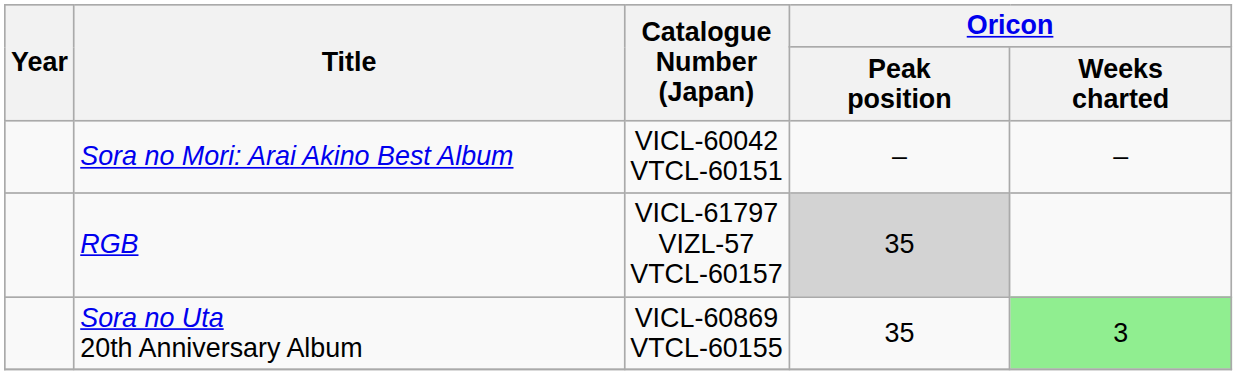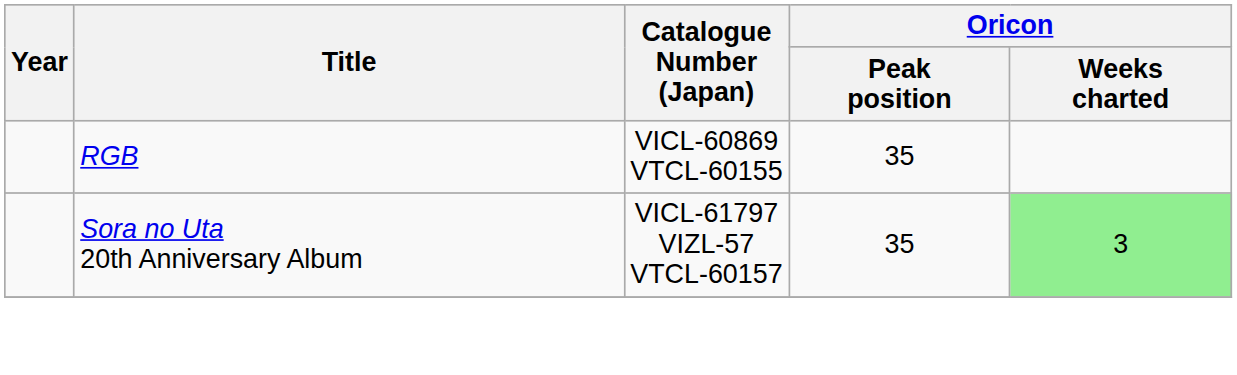- row: (297, 156)
(706, 244) VICL-61797 VIZL-57 VTCL-60157 -> (706, 156) VICL-60869 VTCL-60155
(899, 244) lightgrey background -> (899, 156) no background
(706, 332) VICL-60869 VTCL-60155 -> (706, 244) VICL-61797 VIZL-57 VTCL-60157
